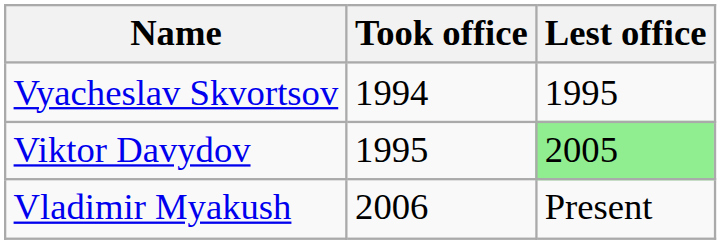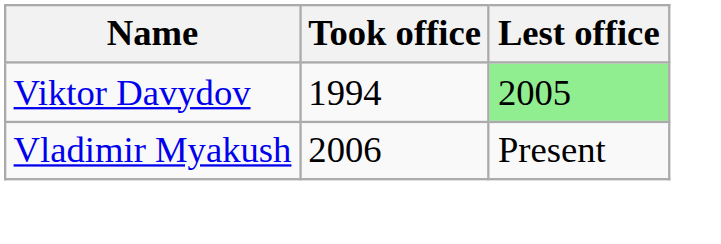- row: (176, 91)
(392, 149) 1995 -> (345, 91) 1994
